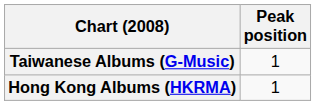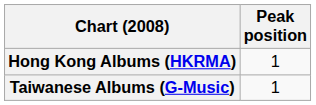rows swapped: (122, 87) <-> (122, 61)
